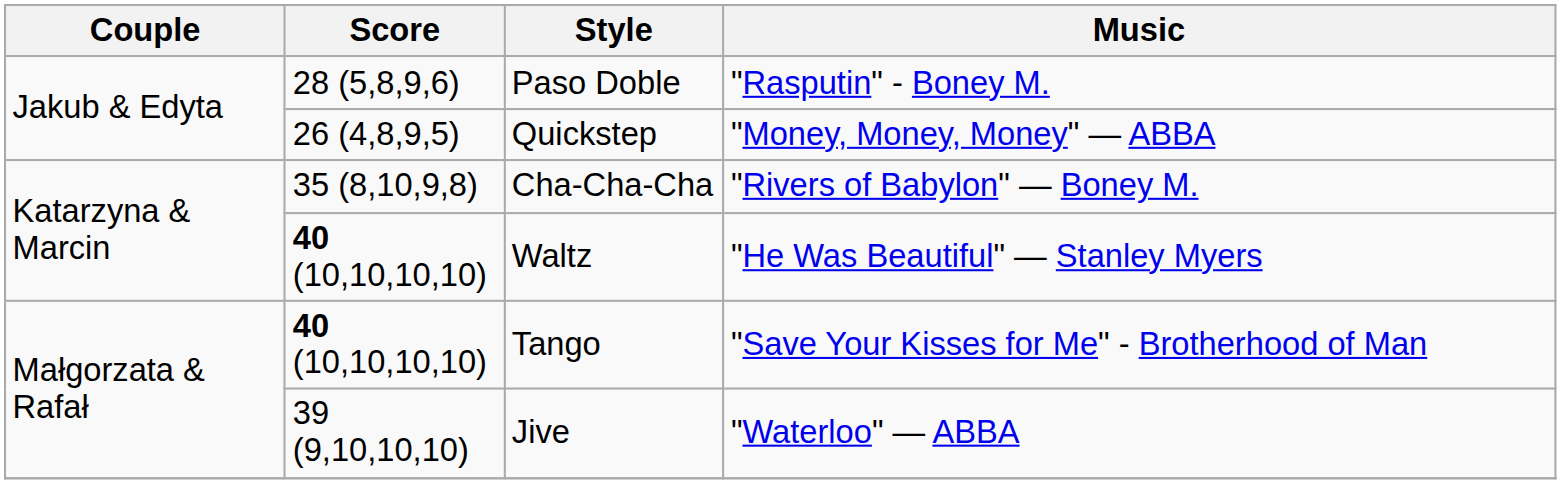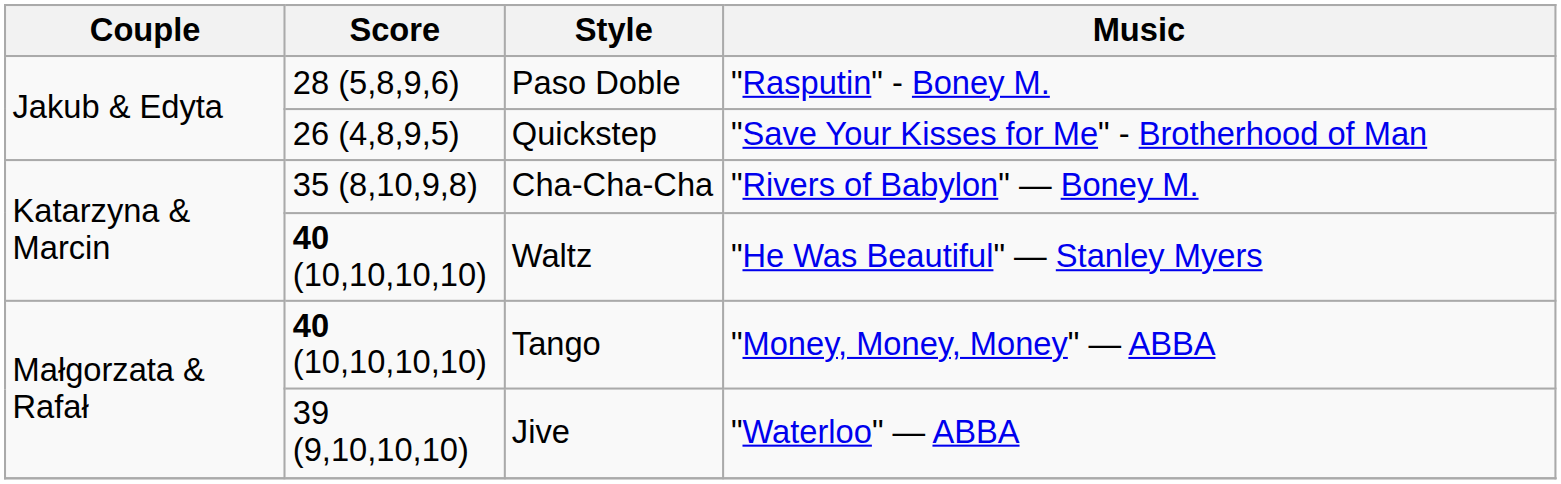(973, 133) "Money, Money, Money" — ABBA -> (1079, 133) "Save Your Kisses for Me" - Brotherhood of Man
(1079, 344) "Save Your Kisses for Me" - Brotherhood of Man -> (973, 344) "Money, Money, Money" — ABBA
